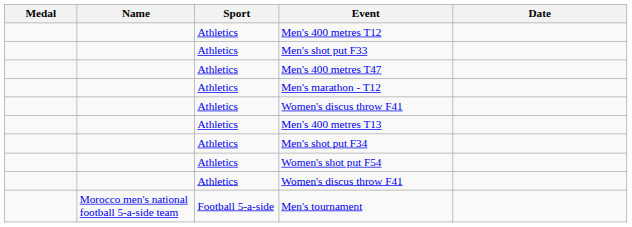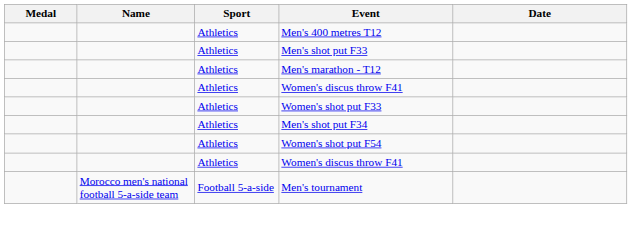- row: (136, 69)
- row: (136, 125)
+ row: (136, 107)
